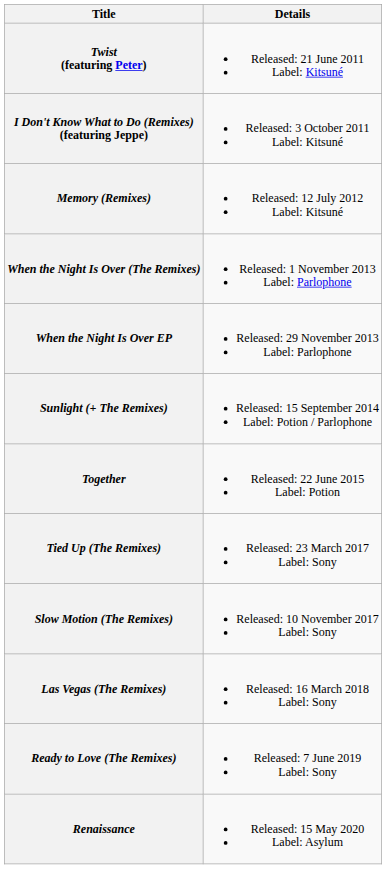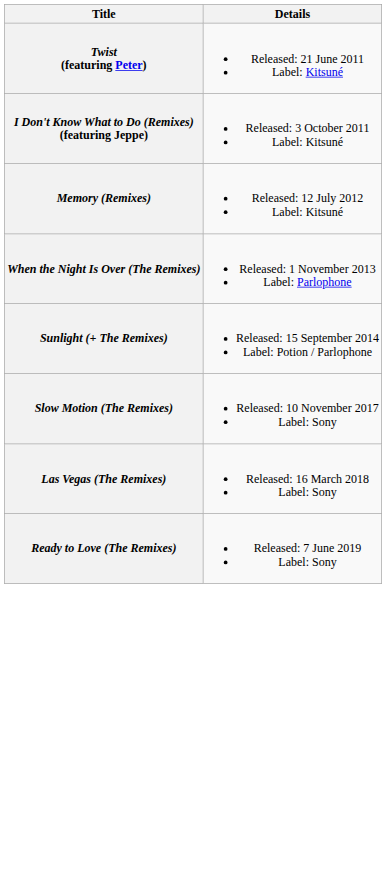- row: (104, 338)
- row: (104, 478)
- row: (104, 548)
- row: (104, 828)
